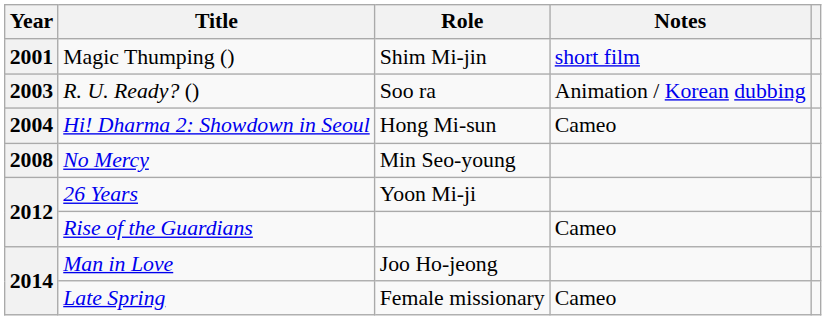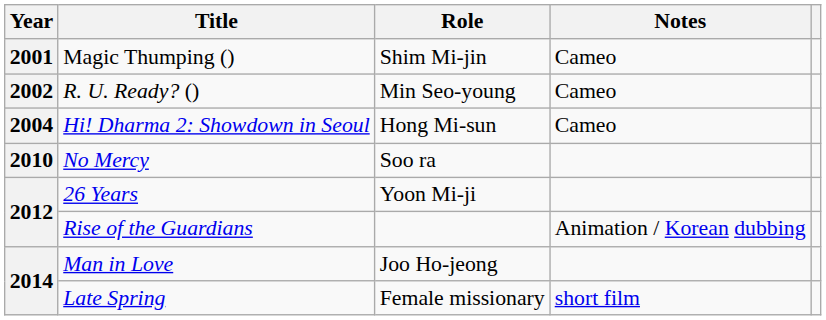(597, 56) short film -> (586, 56) Cameo
(31, 90) 2003 -> (31, 90) 2002
(408, 90) Soo ra -> (448, 90) Min Seo-young
(680, 90) Animation / Korean dubbing -> (586, 90) Cameo
(31, 159) 2008 -> (31, 159) 2010
(448, 159) Min Seo-young -> (408, 159) Soo ra
(586, 228) Cameo -> (680, 228) Animation / Korean dubbing
(586, 297) Cameo -> (597, 297) short film
